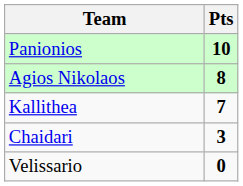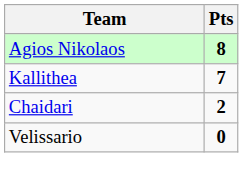- row: (45, 48)
(221, 136) 3 -> (221, 107) 2
